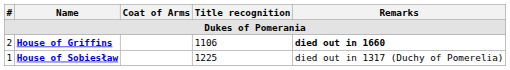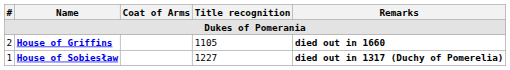(206, 42) 1106 -> (206, 42) 1105
(206, 58) 1225 -> (206, 58) 1227
(399, 58) normal -> (399, 58) bold
